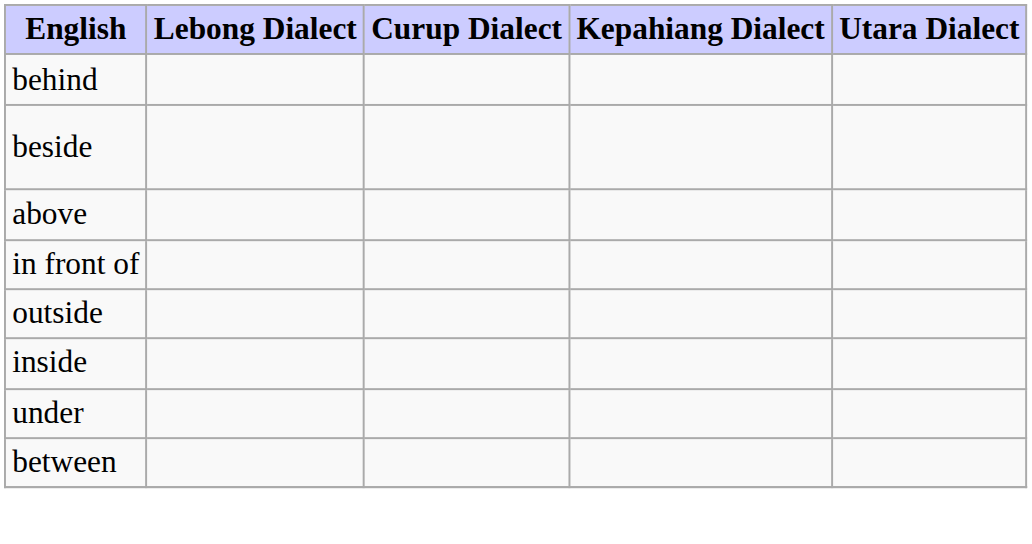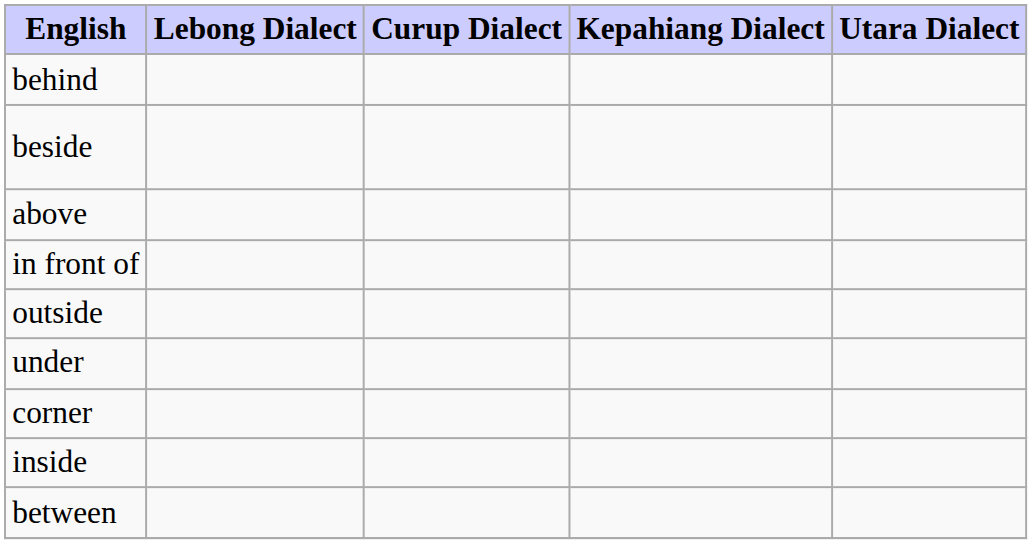rows swapped: (50, 363) <-> (48, 412)
+ row: (52, 412)
